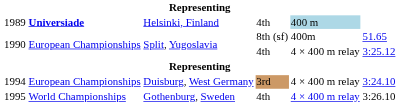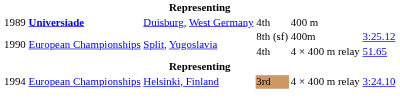(181, 22) Helsinki, Finland -> (198, 22) Duisburg, West Germany
(305, 22) lightblue background -> (305, 22) no background
(375, 37) 51.65 -> (379, 37) 3:25.12
(379, 52) 3:25.12 -> (375, 52) 51.65
(198, 82) Duisburg, West Germany -> (181, 82) Helsinki, Finland
- row: (15, 97)
